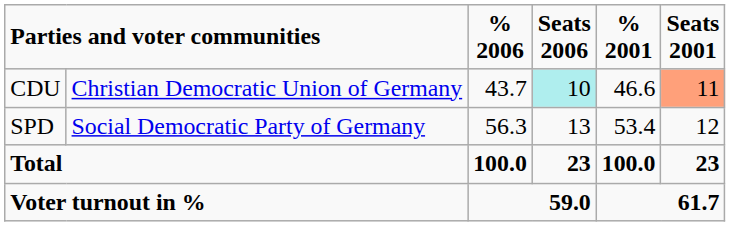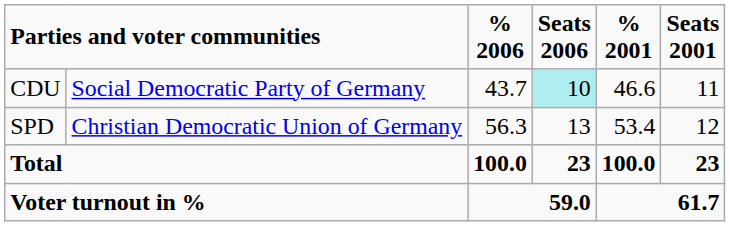(267, 88) Christian Democratic Union of Germany -> (248, 88) Social Democratic Party of Germany
(708, 88) lightsalmon background -> (708, 88) no background
(248, 125) Social Democratic Party of Germany -> (267, 125) Christian Democratic Union of Germany
